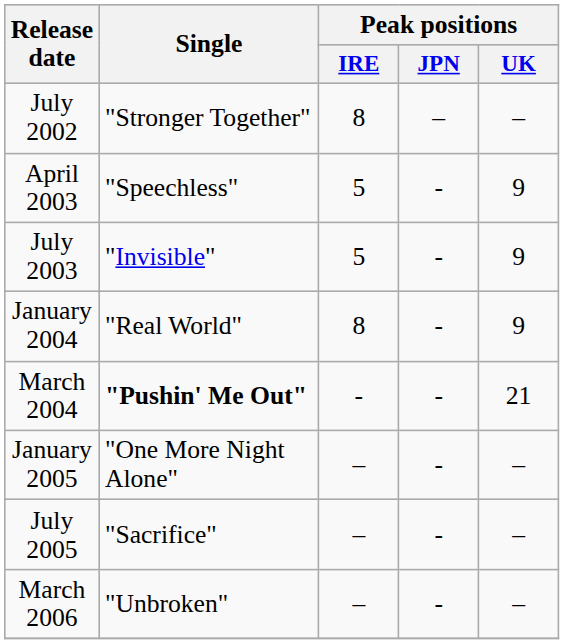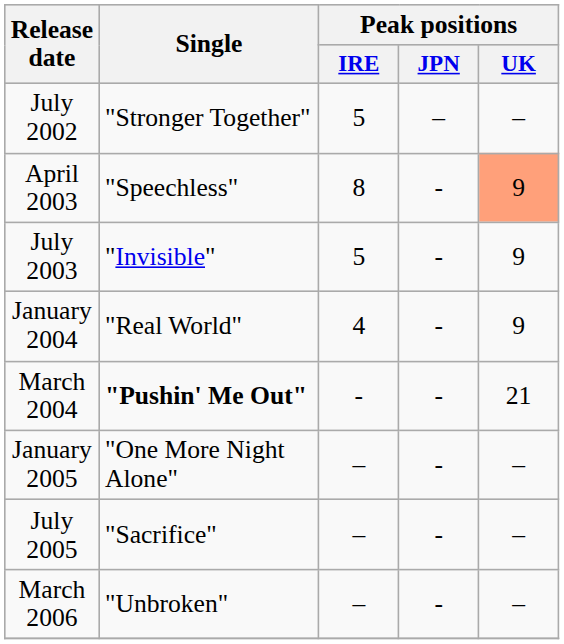(359, 117) 8 -> (359, 117) 5
(359, 187) 5 -> (359, 187) 8
(519, 187) no background -> (519, 187) lightsalmon background
(359, 326) 8 -> (359, 326) 4
